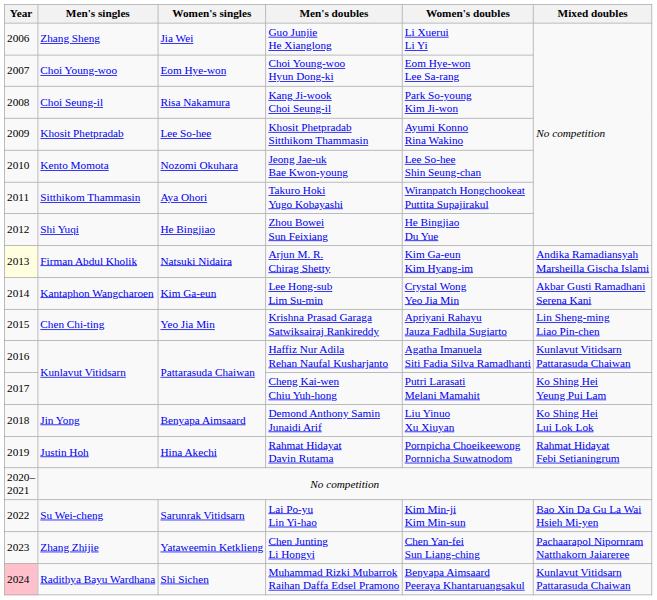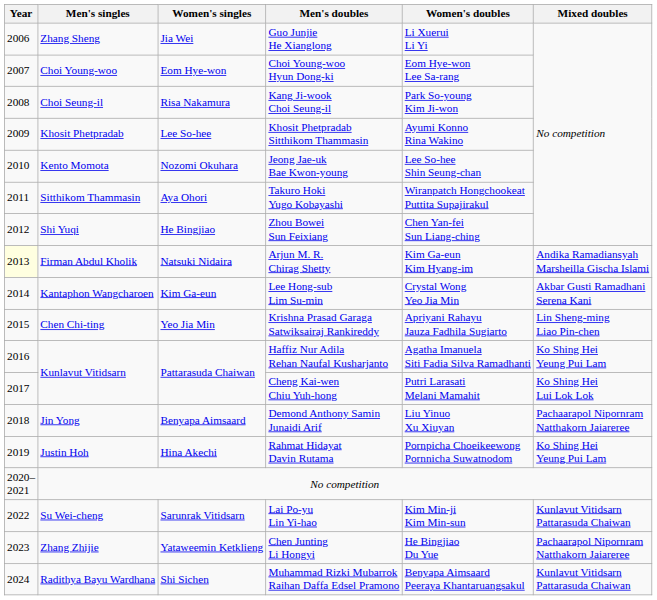(432, 230) He Bingjiao Du Yue -> (442, 230) Chen Yan-fei Sun Liang-ching
(583, 357) Kunlavut Vitidsarn Pattarasuda Chaiwan -> (571, 357) Ko Shing Hei Yeung Pui Lam
(571, 388) Ko Shing Hei Yeung Pui Lam -> (567, 388) Ko Shing Hei Lui Lok Lok
(567, 420) Ko Shing Hei Lui Lok Lok -> (590, 420) Pachaarapol Nipornram Natthakorn Jaiareree
(578, 452) Rahmat Hidayat Febi Setianingrum -> (571, 452) Ko Shing Hei Yeung Pui Lam
(589, 516) Bao Xin Da Gu La Wai Hsieh Mi-yen -> (583, 516) Kunlavut Vitidsarn Pattarasuda Chaiwan
(442, 547) Chen Yan-fei Sun Liang-ching -> (432, 547) He Bingjiao Du Yue
(18, 579) pink background -> (18, 579) no background
